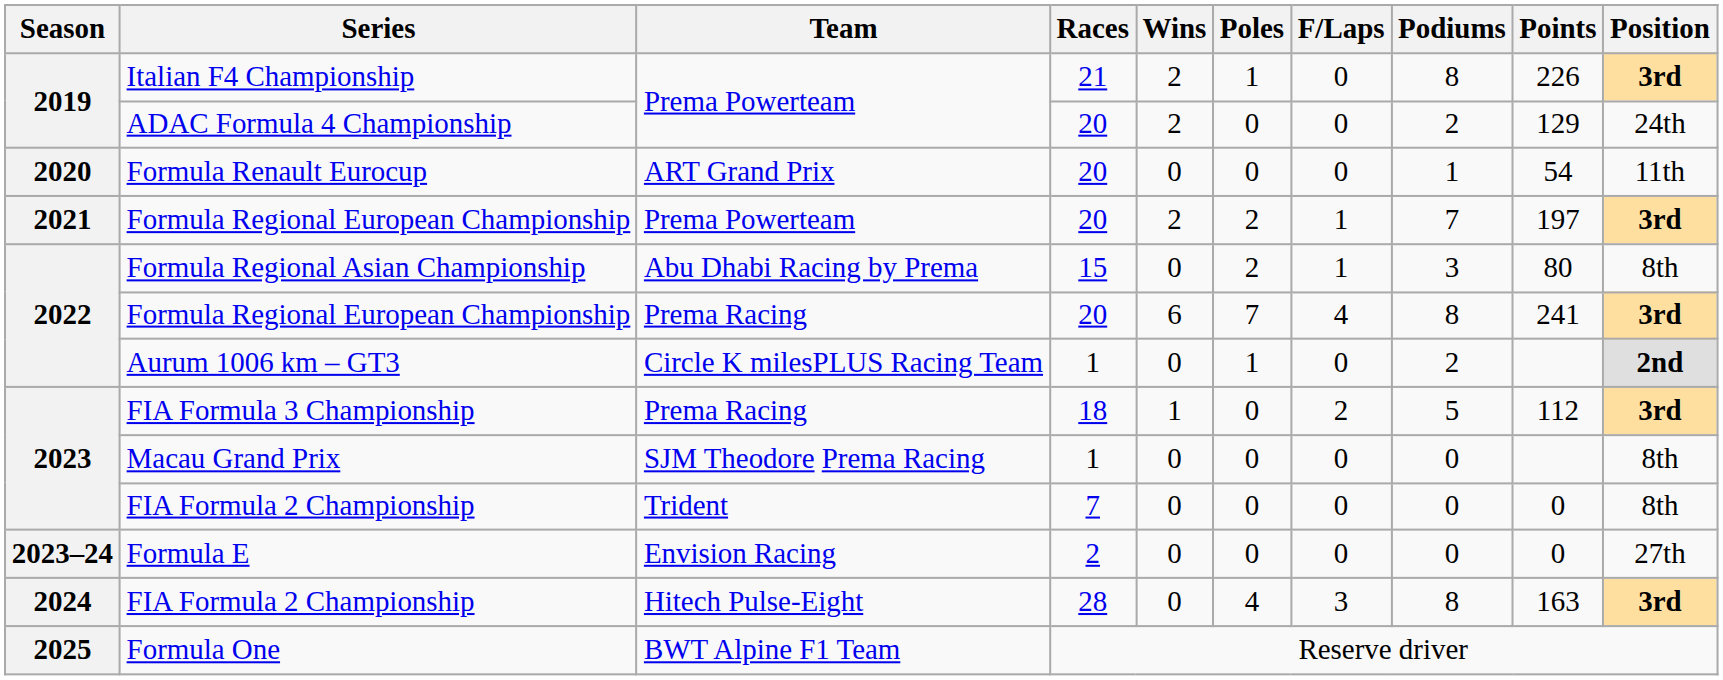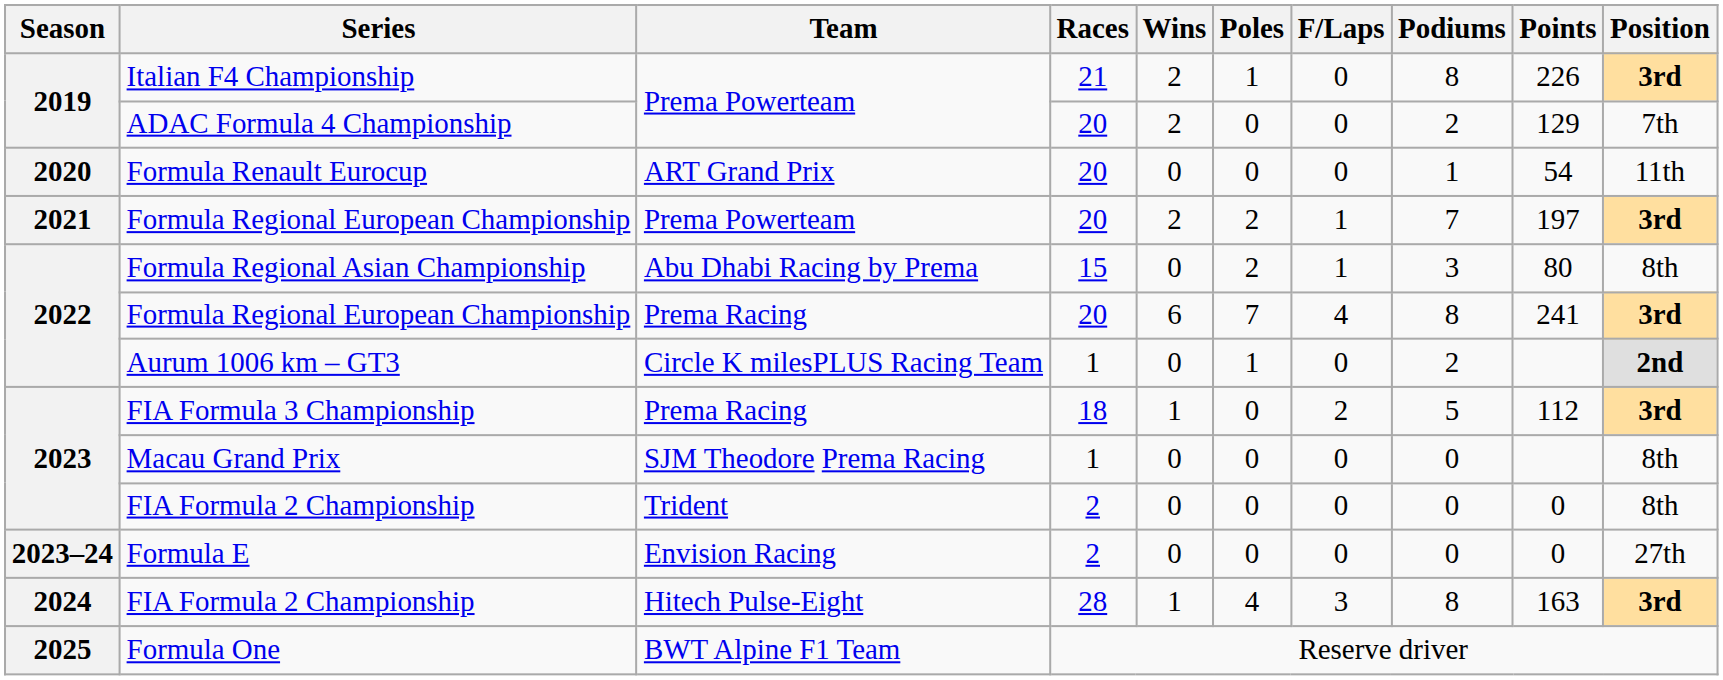(1660, 124) 24th -> (1660, 124) 7th
(1093, 506) 7 -> (1093, 506) 2
(1174, 601) 0 -> (1174, 601) 1
